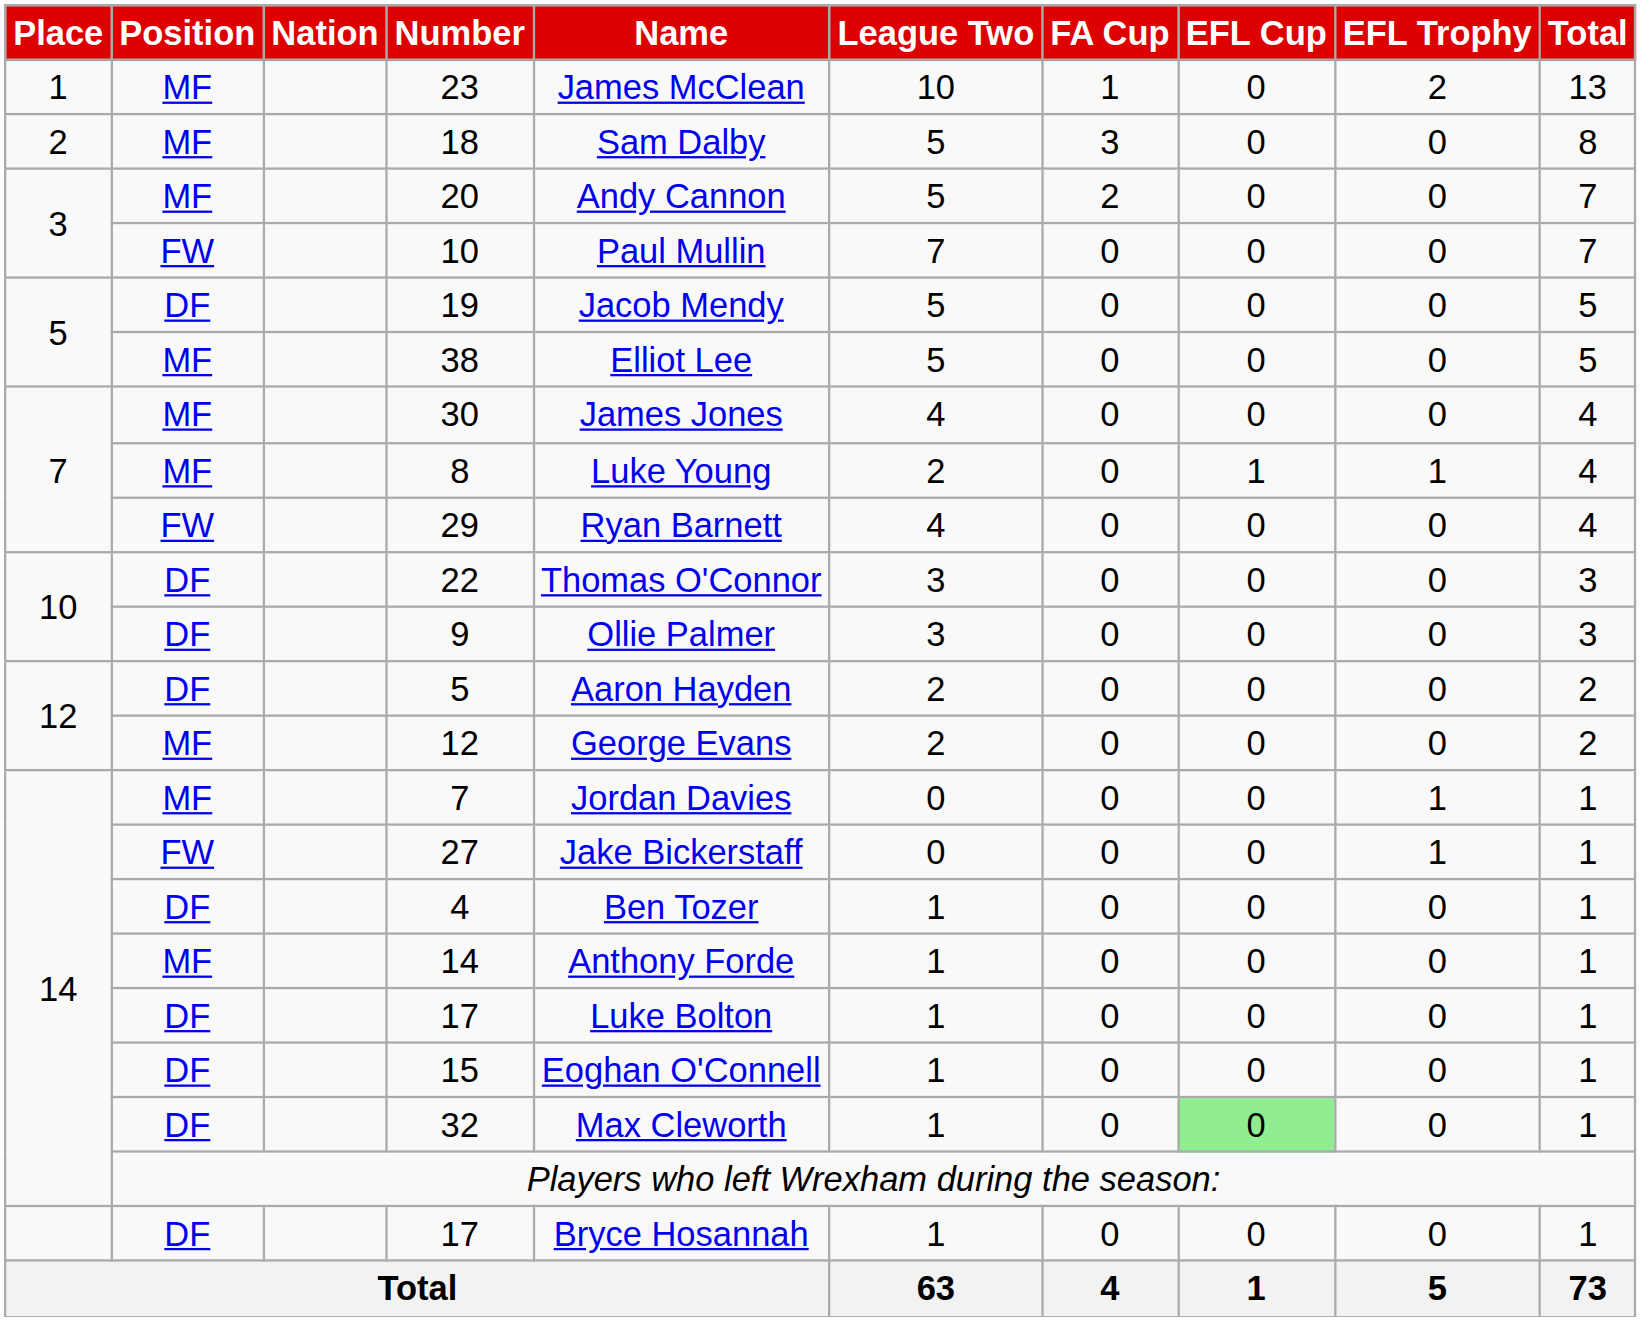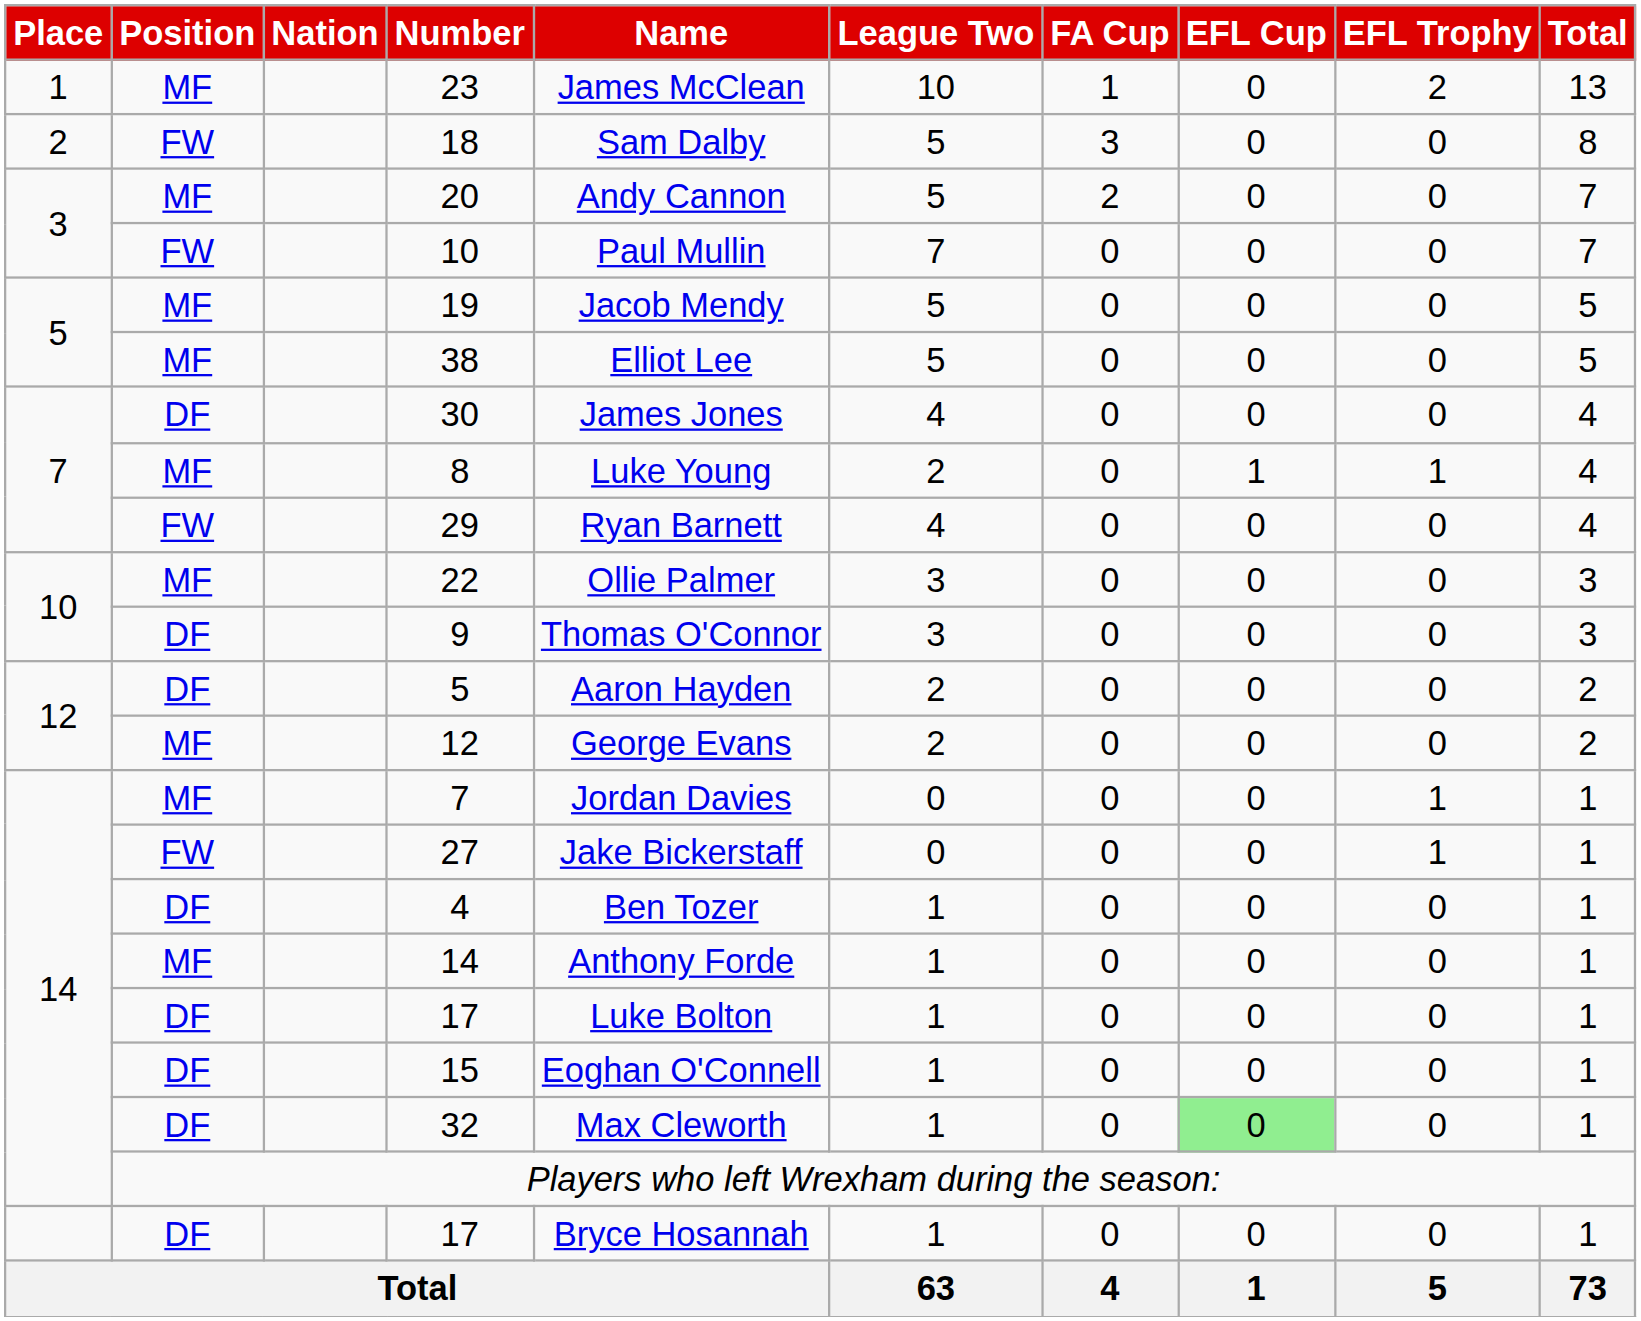(187, 142) MF -> (187, 142) FW
(187, 306) DF -> (187, 306) MF
(187, 415) MF -> (187, 415) DF
(187, 579) DF -> (187, 579) MF
(681, 579) Thomas O'Connor -> (681, 579) Ollie Palmer
(681, 633) Ollie Palmer -> (681, 633) Thomas O'Connor
